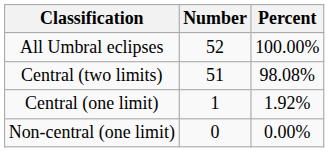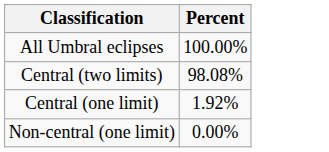- column: (215, 18)
